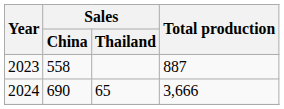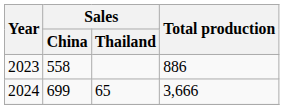(175, 66) 887 -> (175, 66) 886
(58, 91) 690 -> (58, 91) 699
